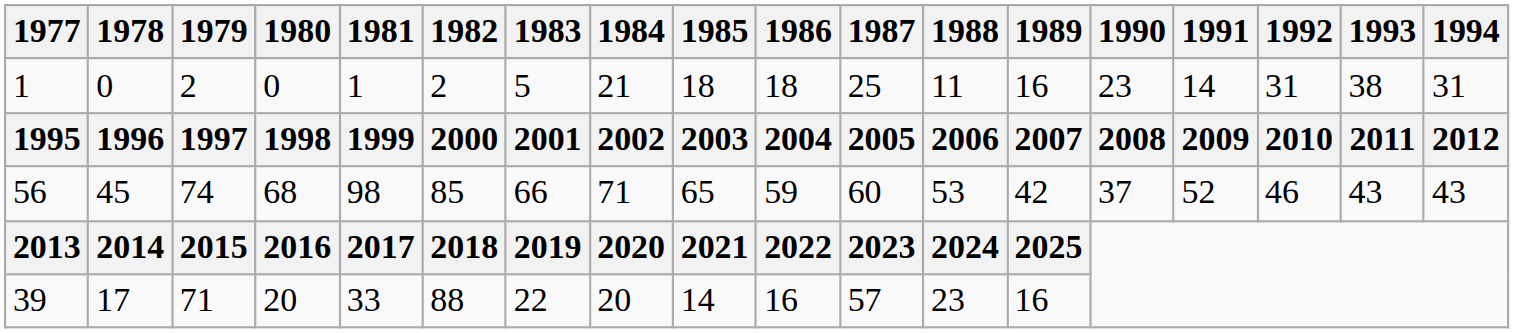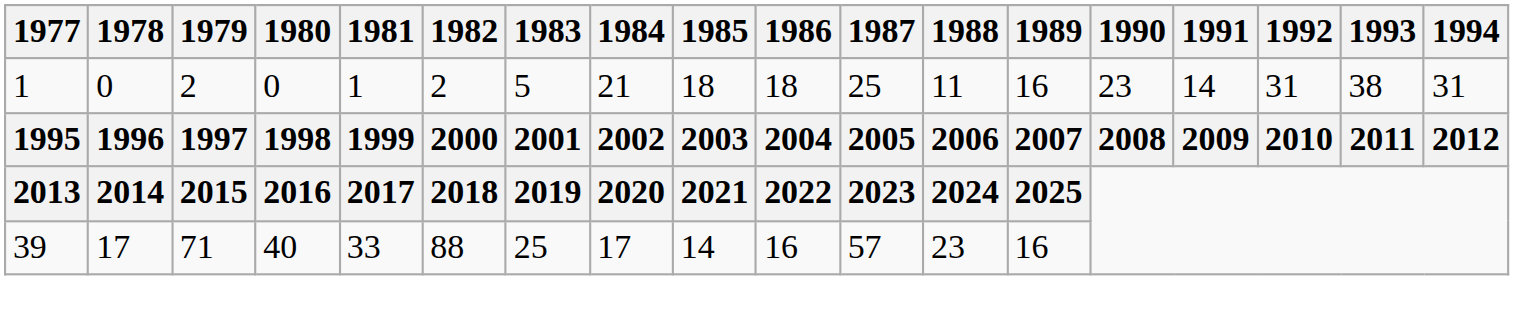- row: (30, 192)
(280, 300) 20 -> (280, 246) 40
(531, 300) 22 -> (531, 246) 25
(614, 300) 20 -> (614, 246) 17
